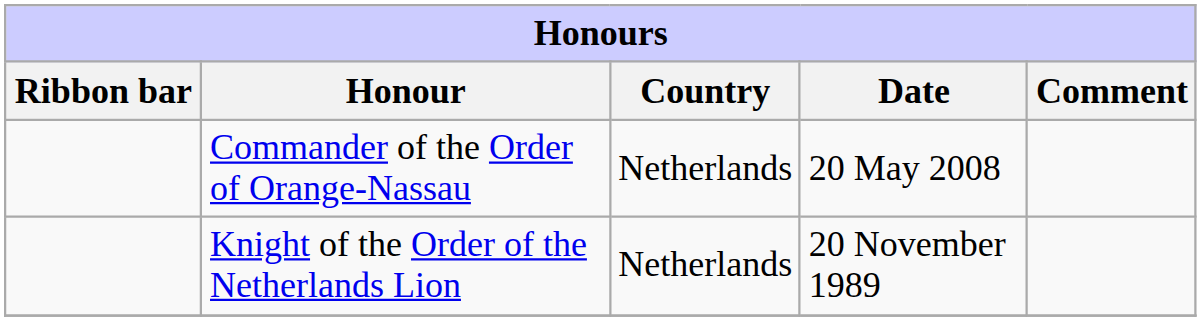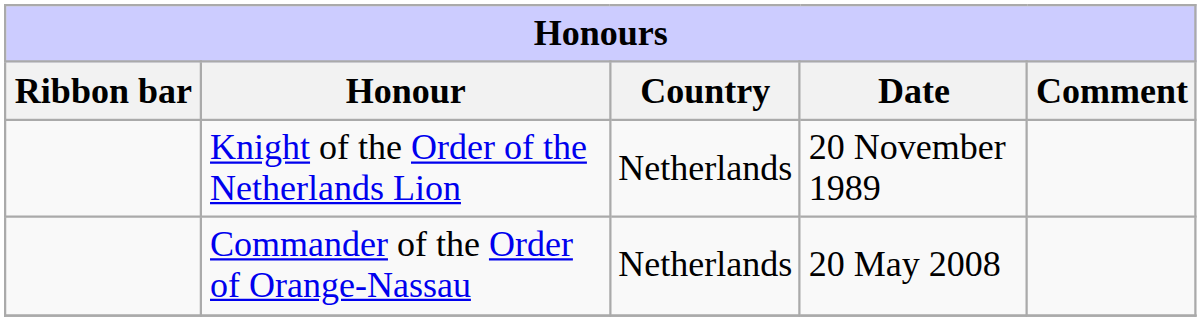rows swapped: (398, 265) <-> (391, 167)
